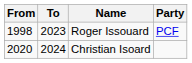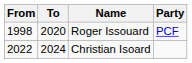(53, 31) 2023 -> (53, 31) 2020
(20, 49) 2020 -> (20, 49) 2022
